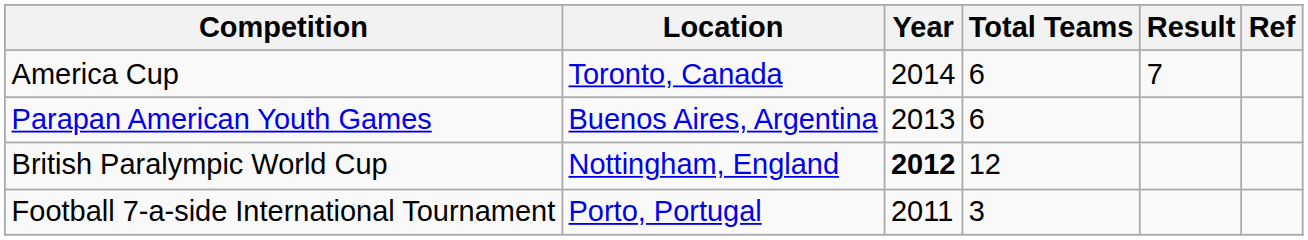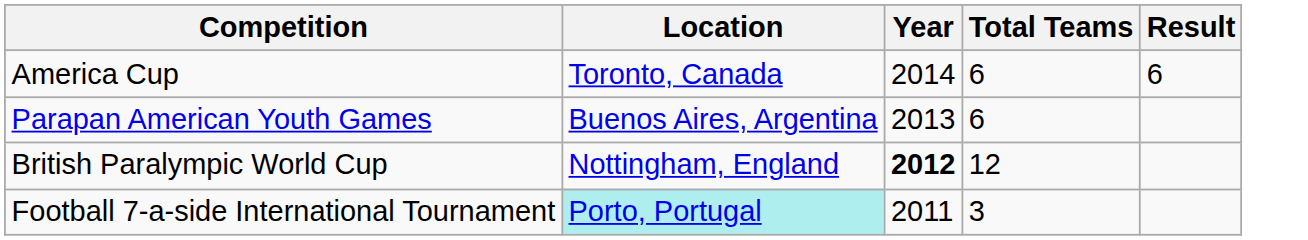- column: (1272, 27)
(1155, 73) 7 -> (1155, 73) 6
(665, 211) no background -> (665, 211) paleturquoise background
